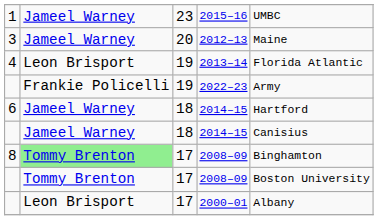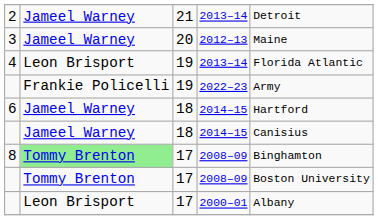- row: (12, 16)
+ row: (12, 16)
